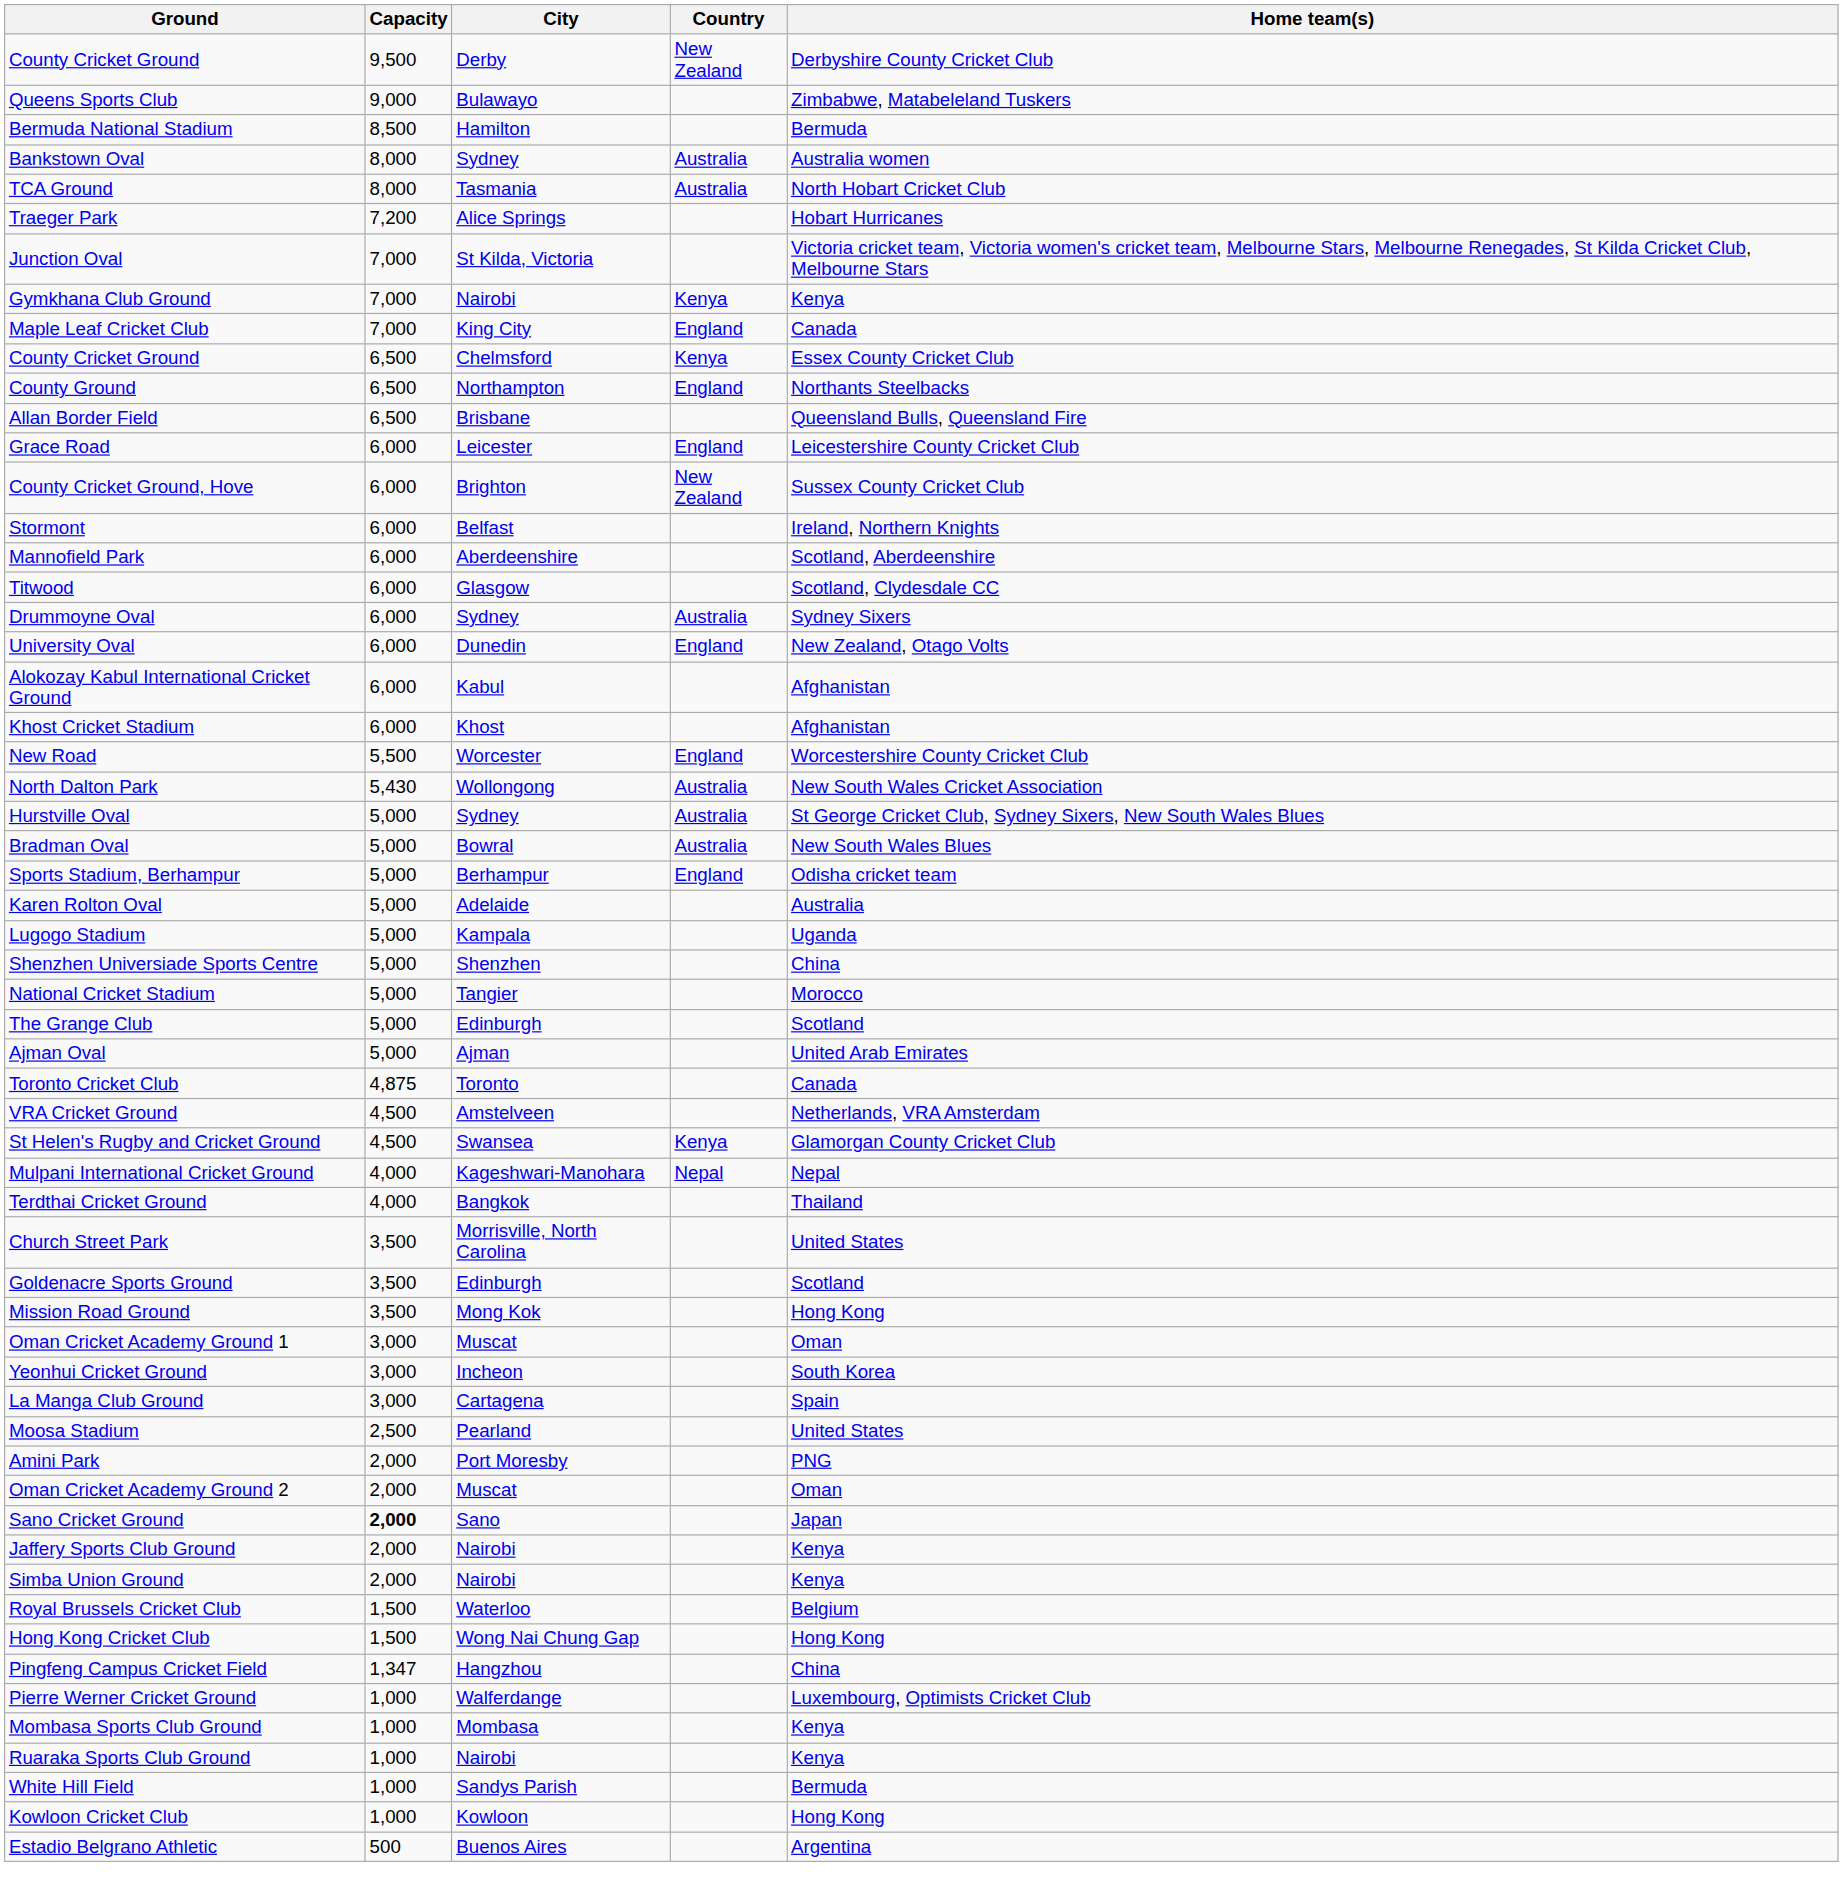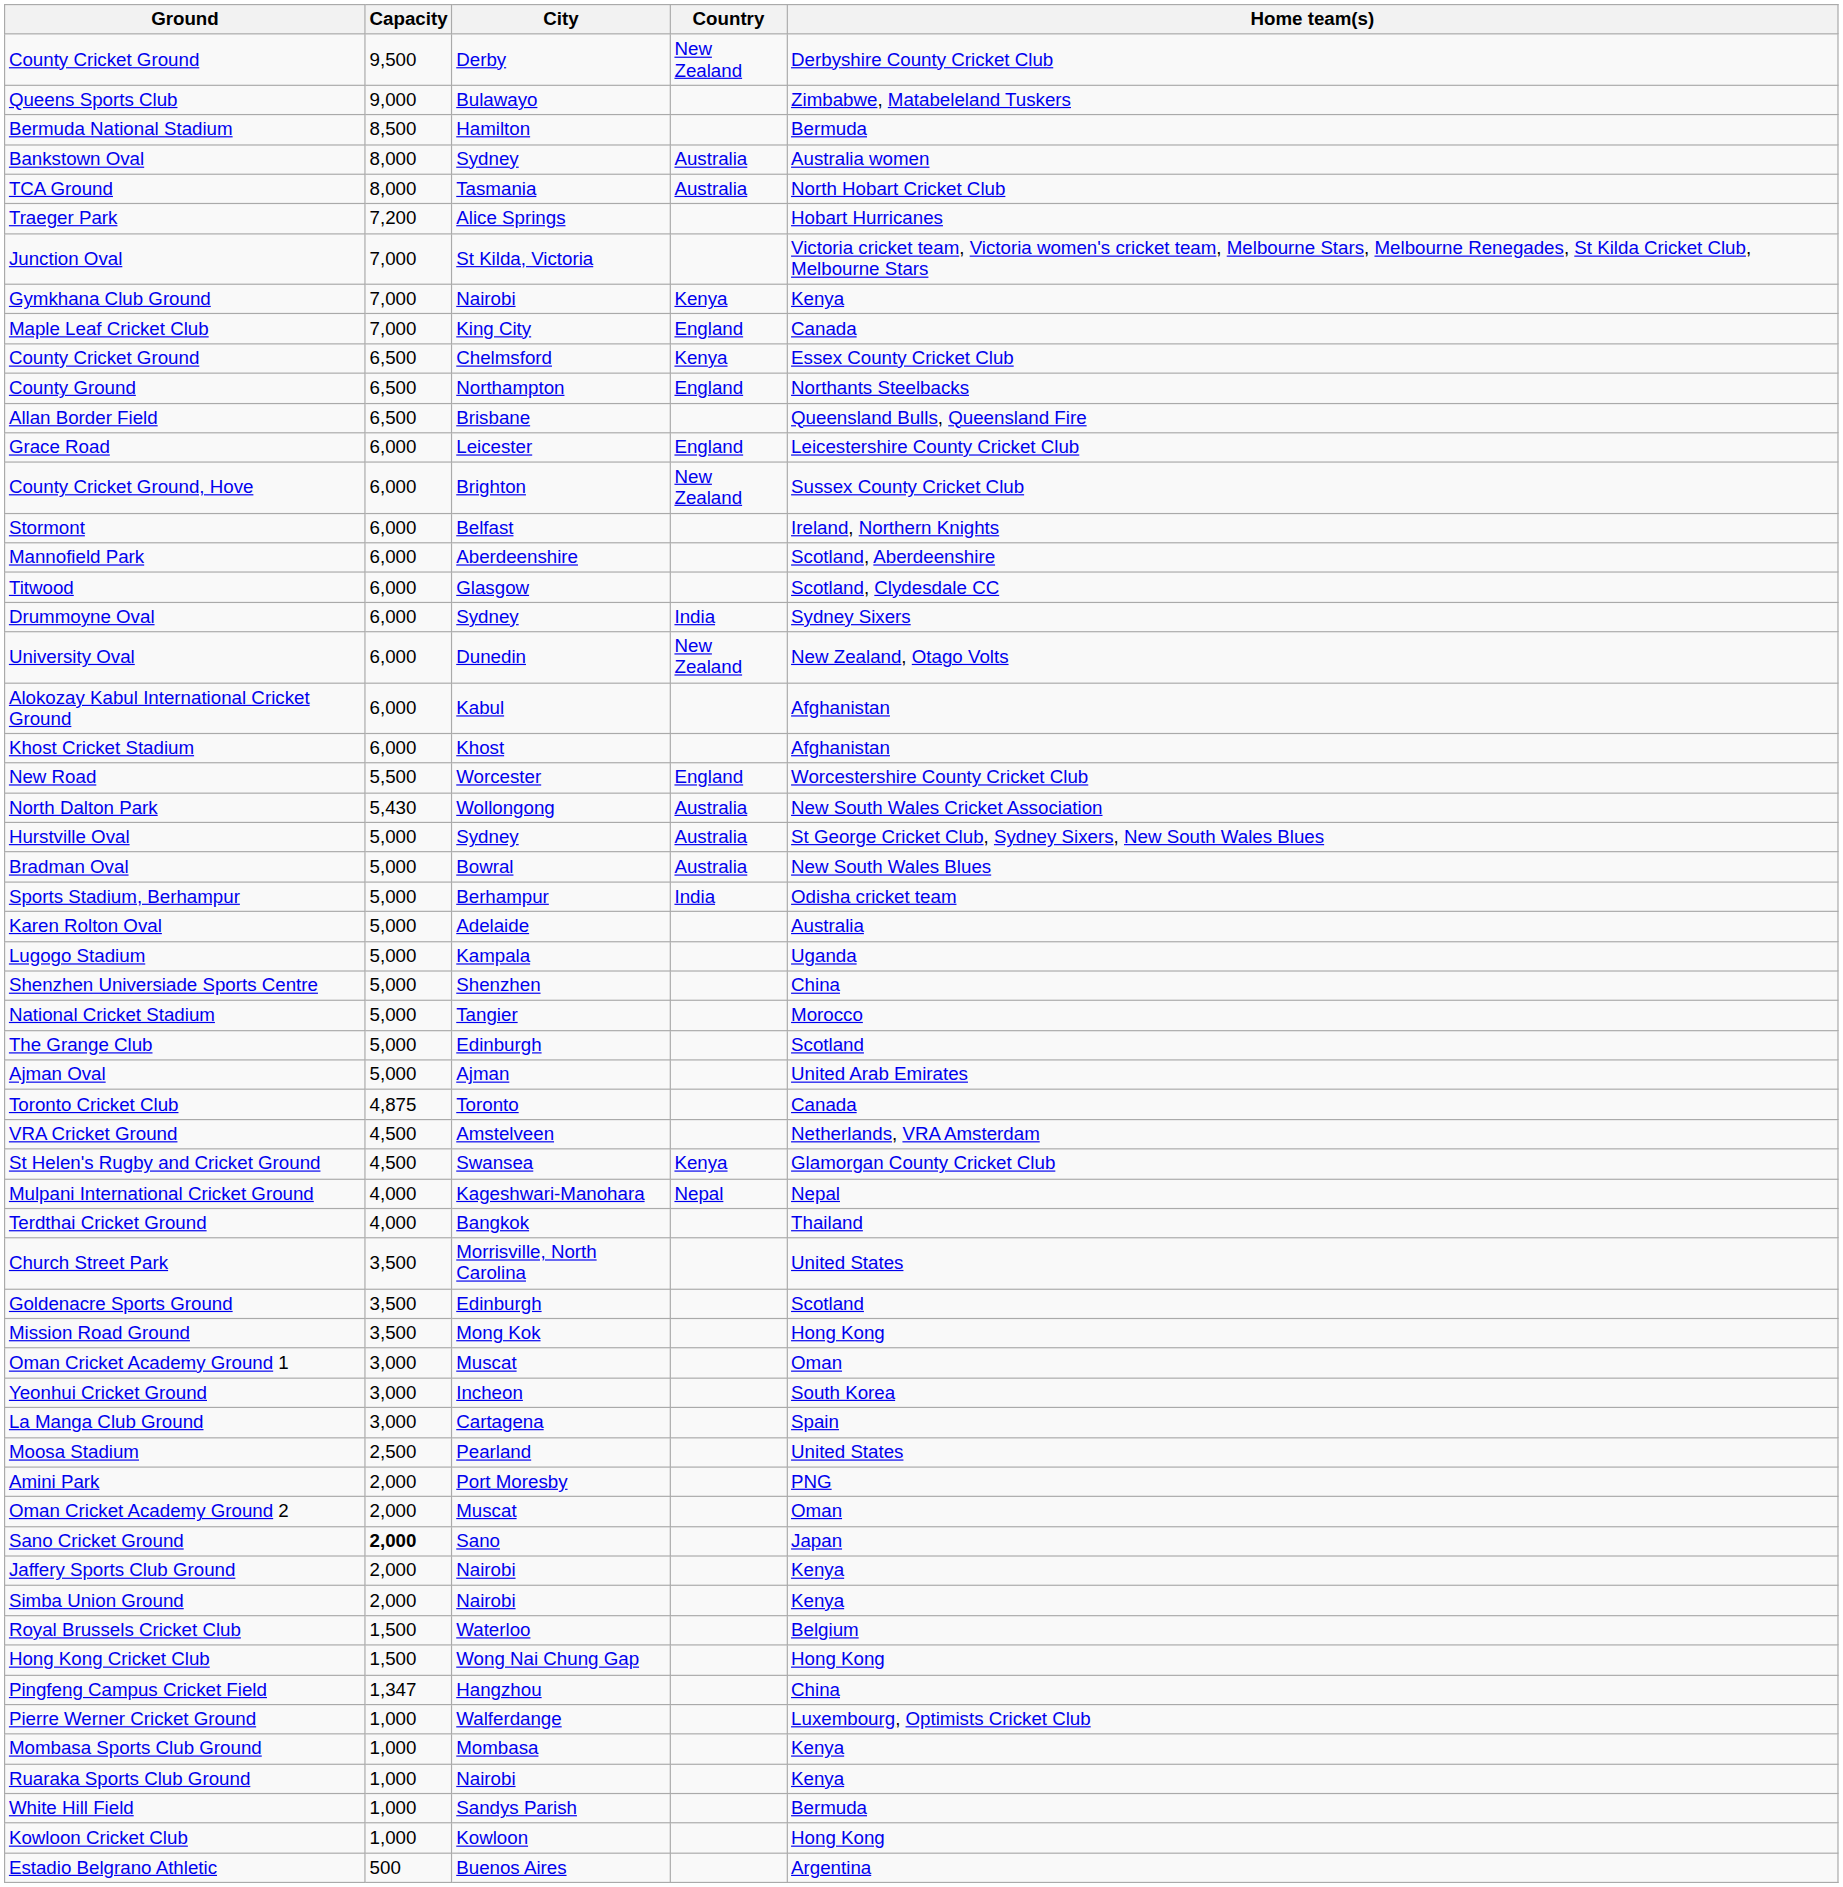(711, 616) Australia -> (695, 616) India
(709, 646) England -> (708, 657) New Zealand
(709, 875) England -> (695, 896) India
